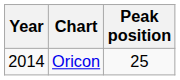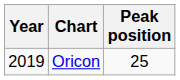(26, 61) 2014 -> (26, 61) 2019
